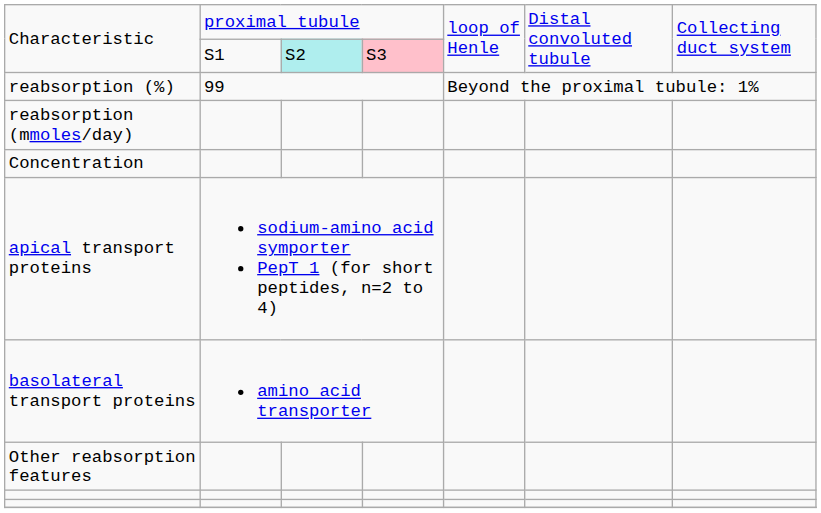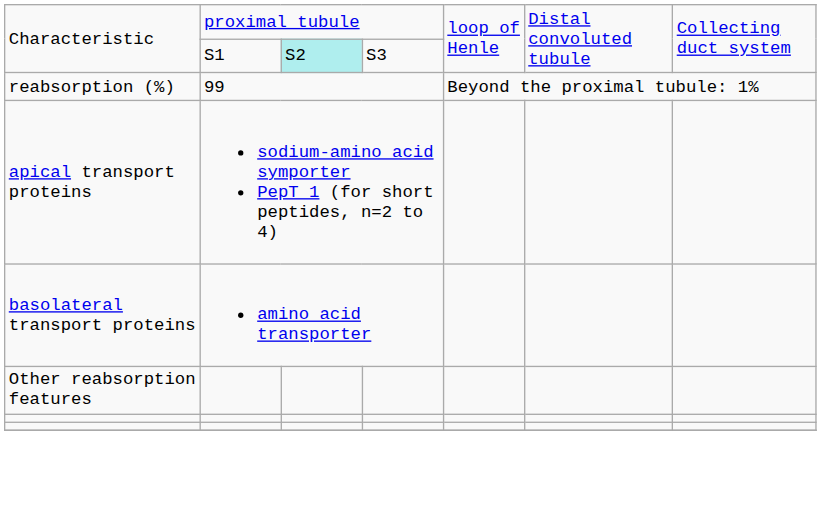(376, 56) pink background -> (376, 56) no background
- row: (71, 125)
- row: (76, 163)
